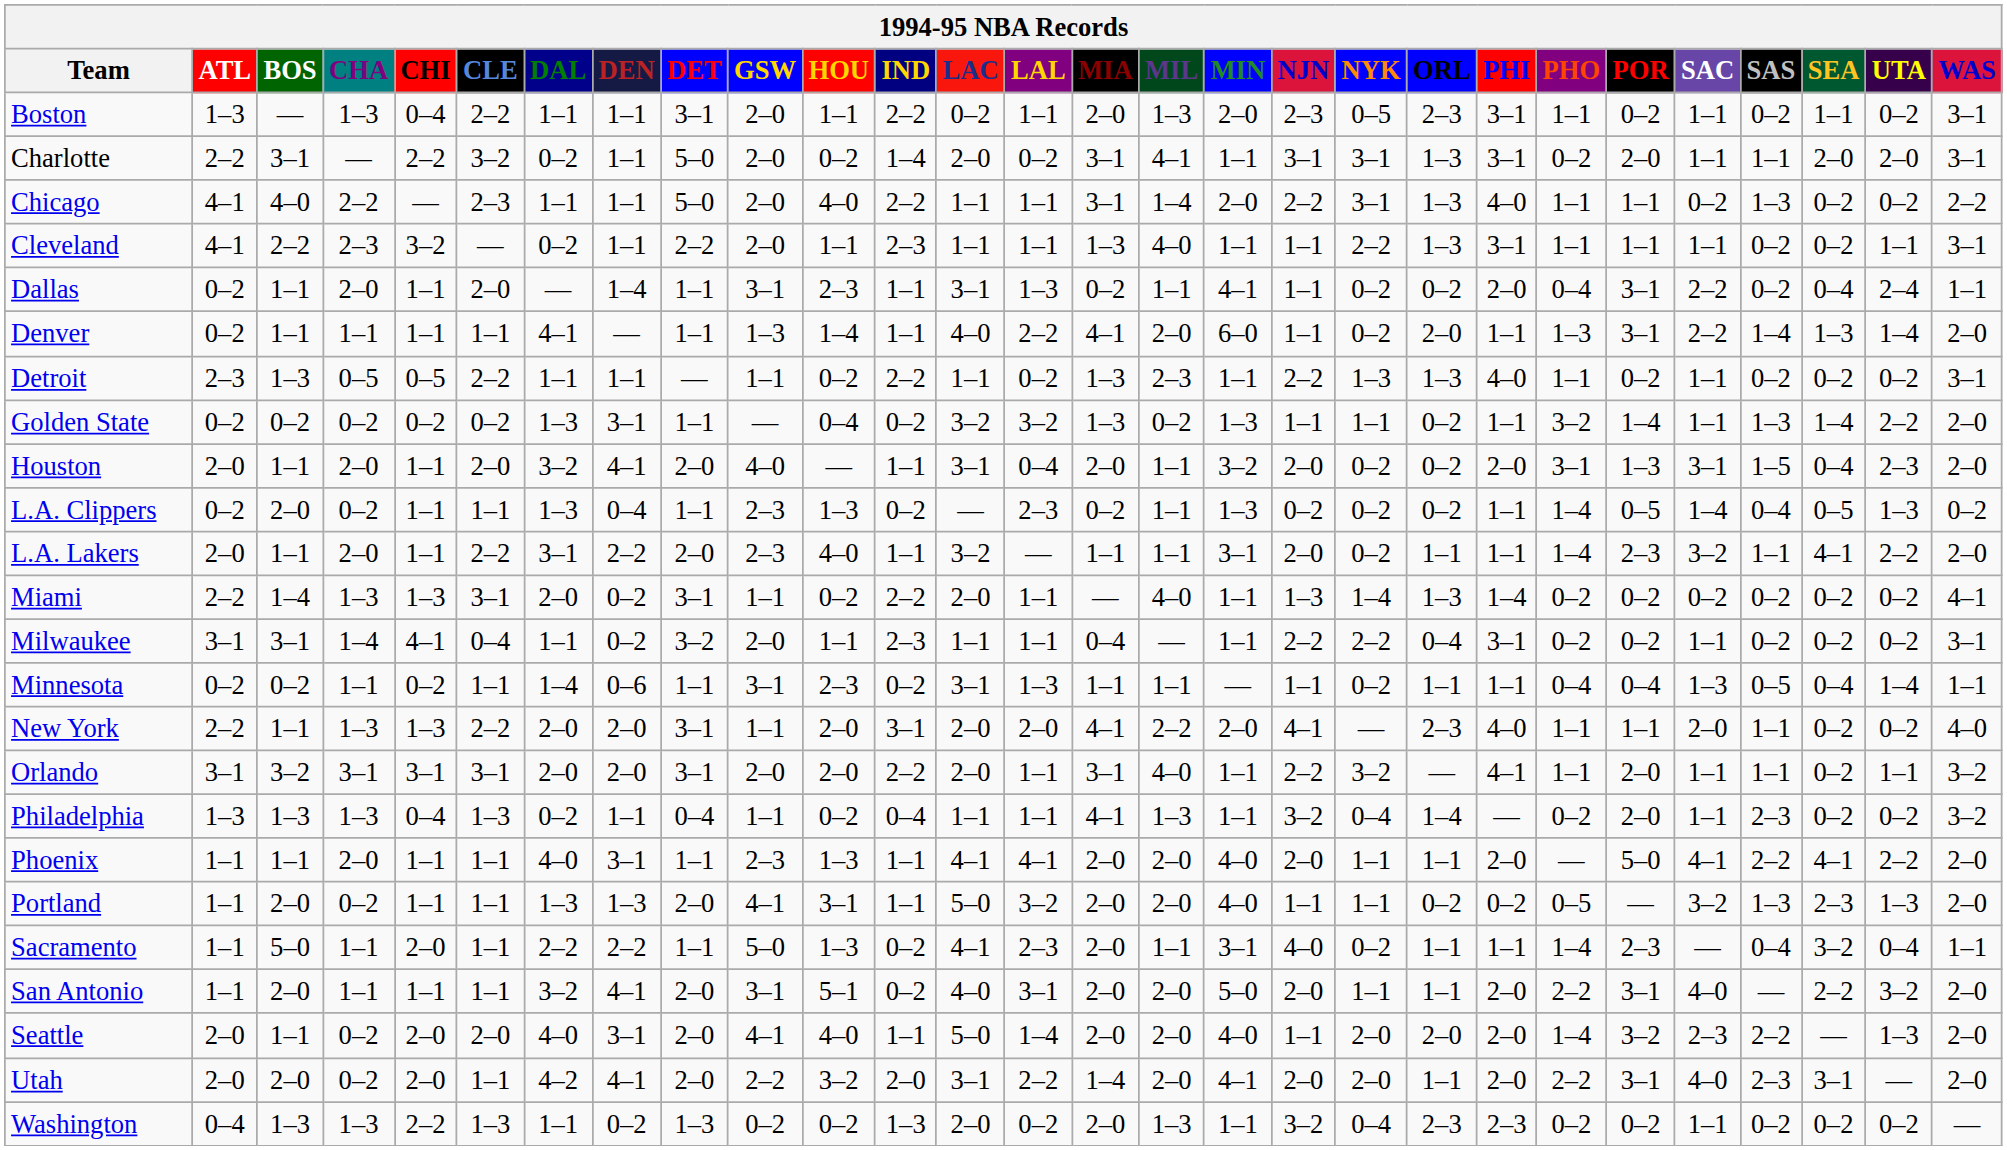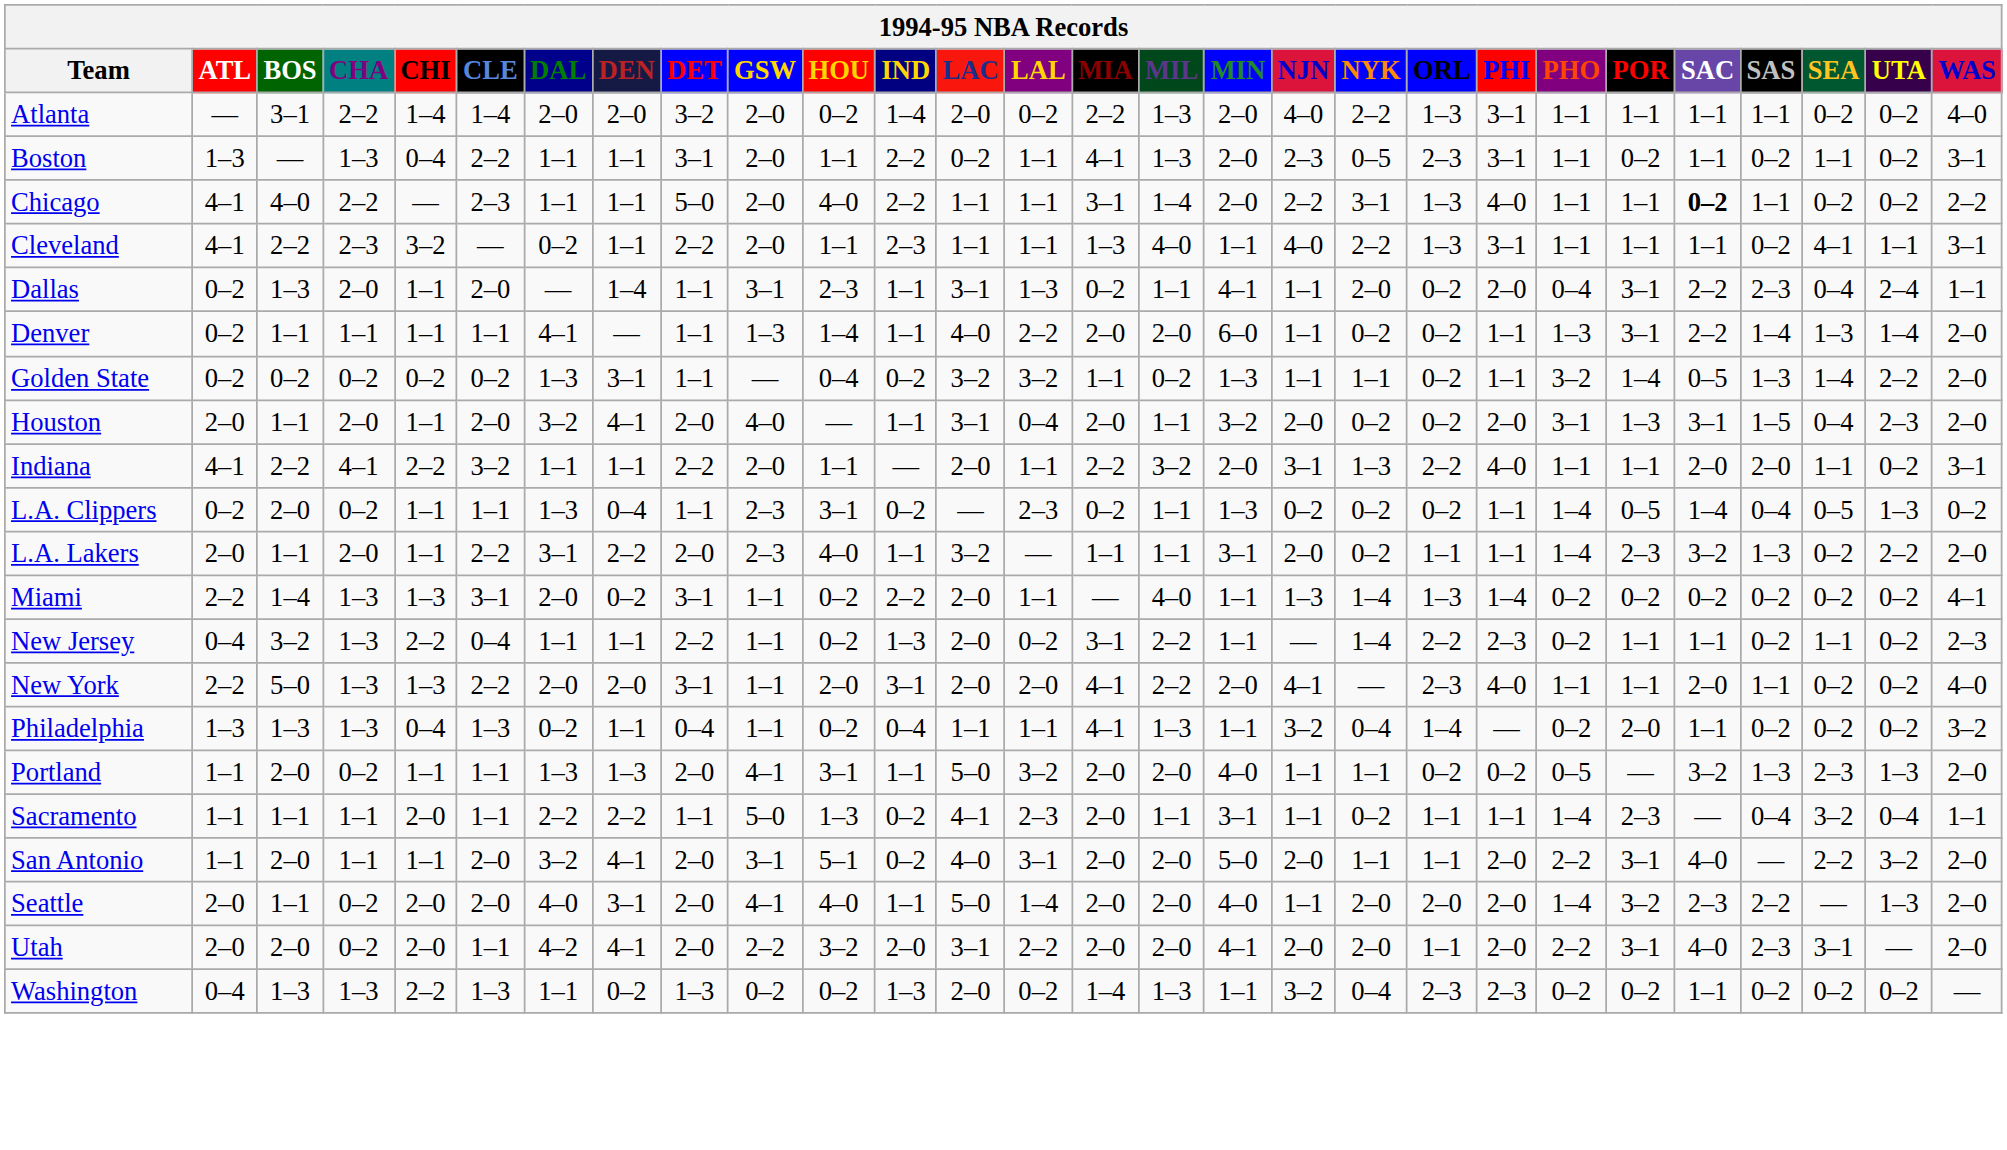+ row: (50, 114)
(1105, 114) 2–0 -> (1105, 158) 4–1
- row: (61, 158)
(1708, 202) normal -> (1708, 202) bold
(1771, 202) 1–3 -> (1771, 202) 1–1
(1303, 245) 1–1 -> (1303, 245) 4–0
(1834, 245) 0–2 -> (1834, 245) 4–1
(290, 289) 1–1 -> (290, 289) 1–3
(1371, 289) 0–2 -> (1371, 289) 2–0
(1771, 289) 0–2 -> (1771, 289) 2–3
(1105, 333) 4–1 -> (1105, 333) 2–0
(1442, 333) 2–0 -> (1442, 333) 0–2
- row: (49, 377)
(1105, 421) 1–3 -> (1105, 377) 1–1
(1708, 421) 1–1 -> (1708, 377) 0–5
+ row: (51, 465)
(839, 509) 1–3 -> (839, 509) 3–1
(1771, 552) 1–1 -> (1771, 552) 1–3
(1834, 552) 4–1 -> (1834, 552) 0–2
- row: (71, 640)
- row: (67, 684)
+ row: (73, 640)
(290, 728) 1–1 -> (290, 684) 5–0
- row: (55, 772)
(1771, 816) 2–3 -> (1771, 728) 0–2
- row: (55, 859)
(290, 947) 5–0 -> (290, 816) 1–1
(1303, 947) 4–0 -> (1303, 816) 1–1
(490, 991) 1–1 -> (490, 859) 2–0
(1105, 1079) 1–4 -> (1105, 947) 2–0
(1105, 1123) 2–0 -> (1105, 991) 1–4
